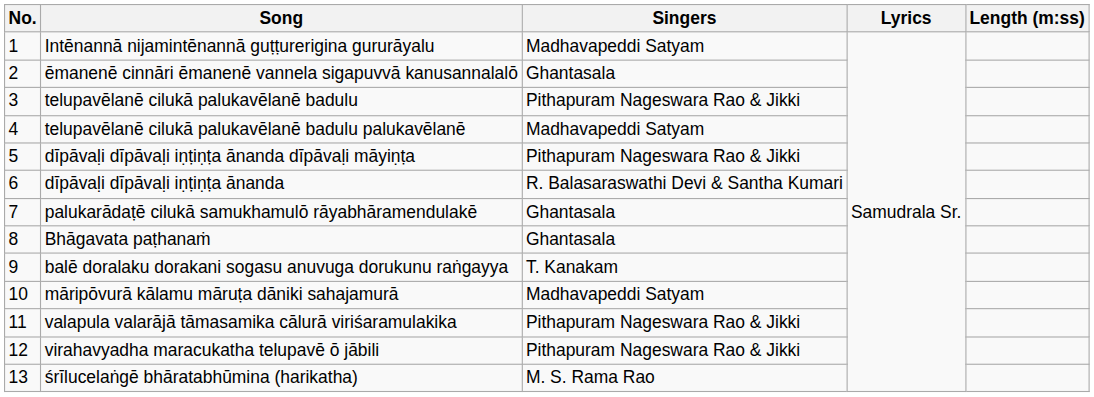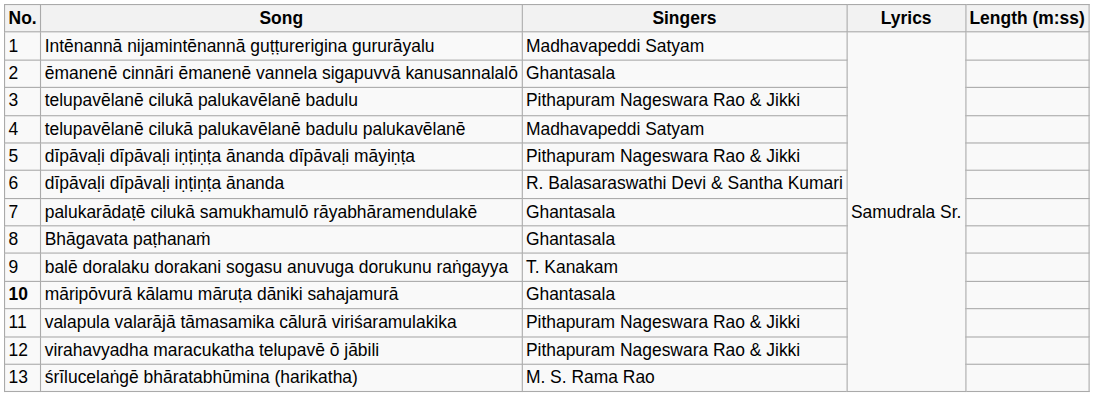(18, 294) normal -> (18, 294) bold
(615, 294) Madhavapeddi Satyam -> (571, 294) Ghantasala
